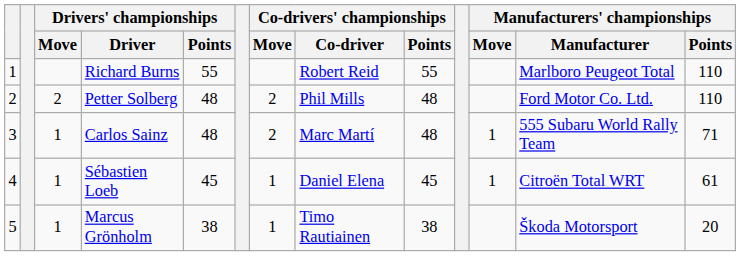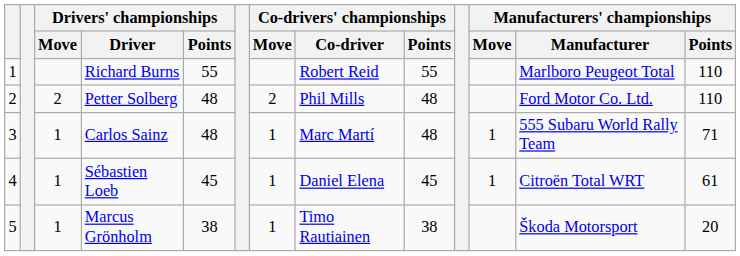(272, 134) 2 -> (272, 134) 1
